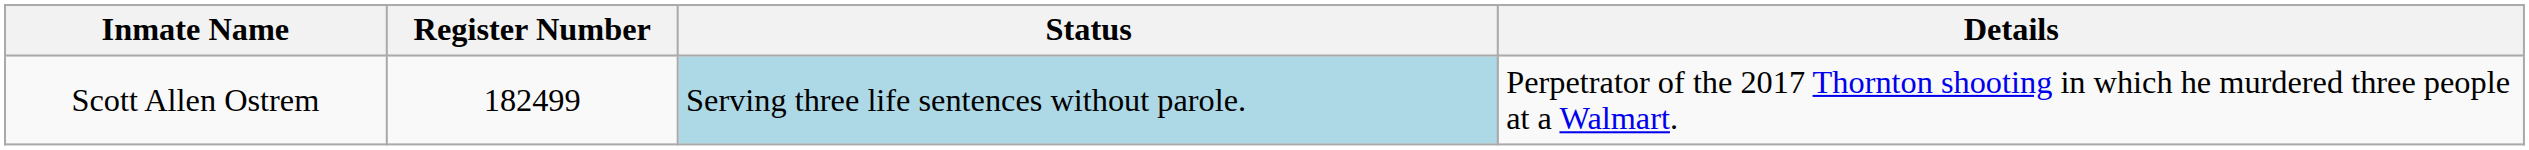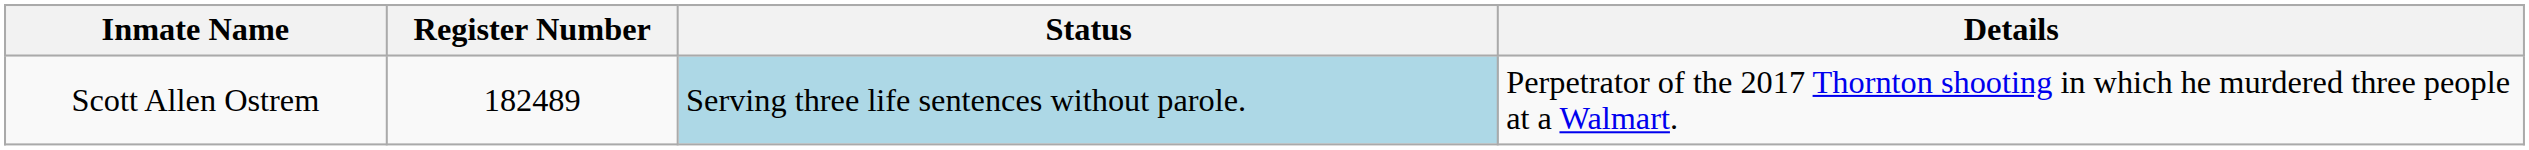(532, 99) 182499 -> (532, 99) 182489
